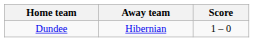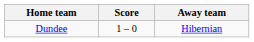columns swapped: (221, 12) <-> (146, 12)
